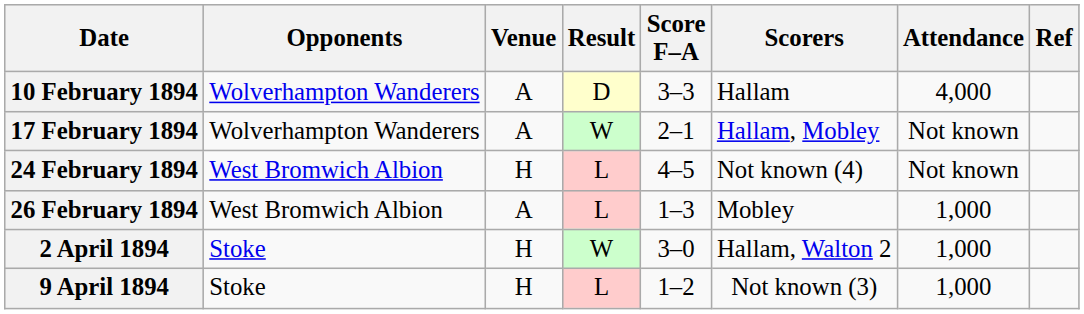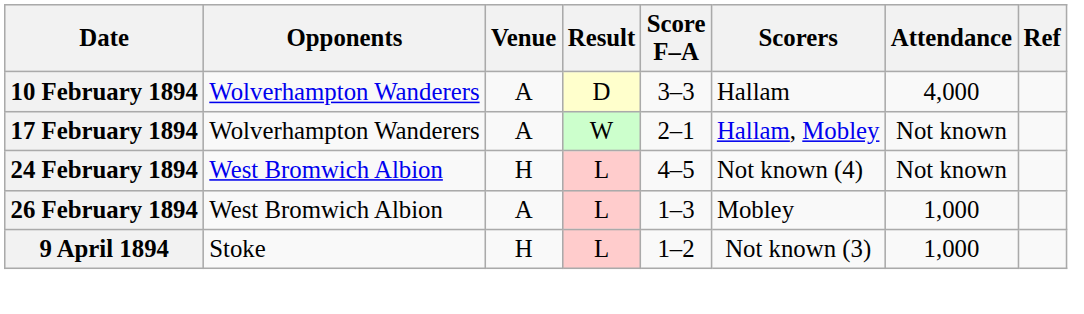- row: (104, 248)
